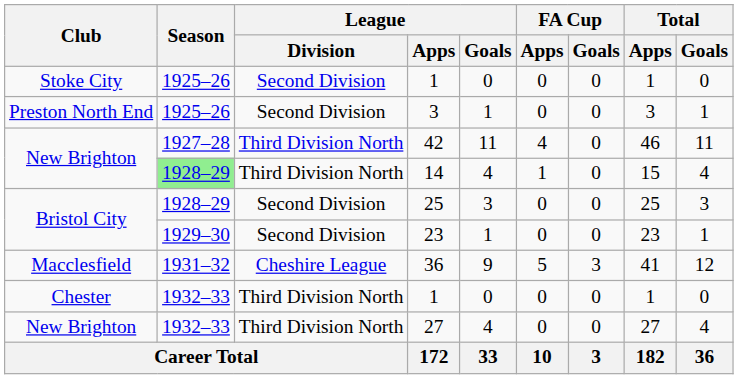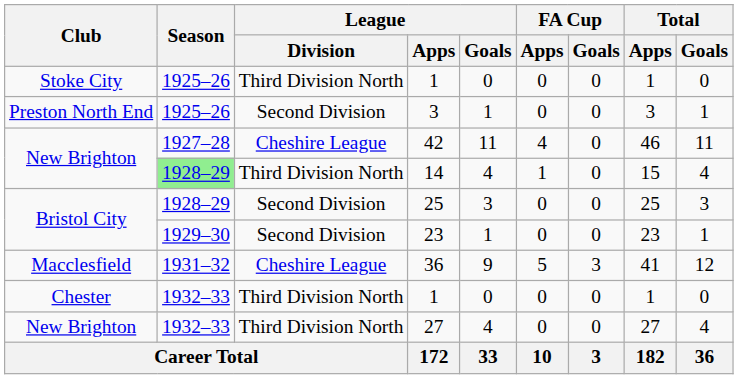(321, 81) Second Division -> (321, 81) Third Division North
(321, 142) Third Division North -> (321, 142) Cheshire League
